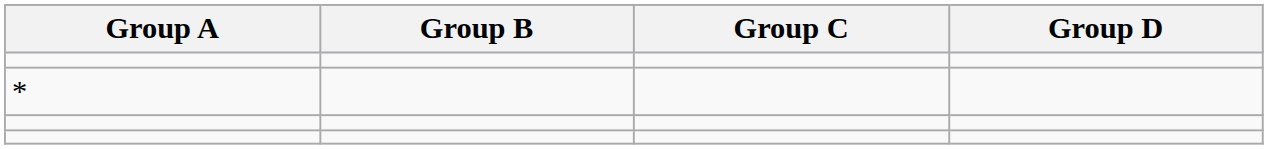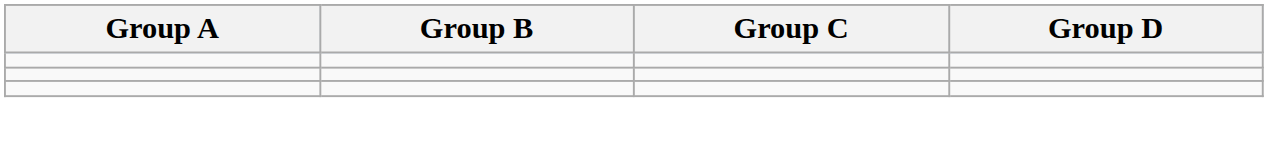- row: (20, 90)
